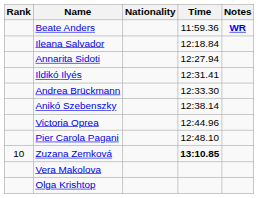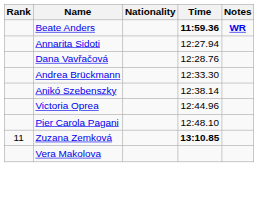(200, 28) normal -> (200, 28) bold
- row: (70, 43)
+ row: (72, 59)
- row: (59, 75)
(19, 153) 10 -> (19, 138) 11
- row: (65, 185)
